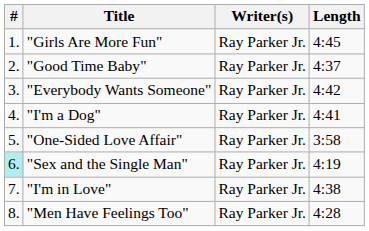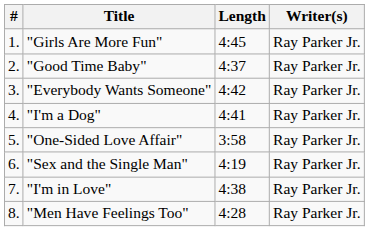columns swapped: (262, 16) <-> (337, 16)
(14, 164) paleturquoise background -> (14, 164) no background
